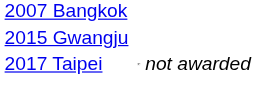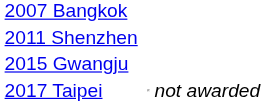+ row: (71, 37)
